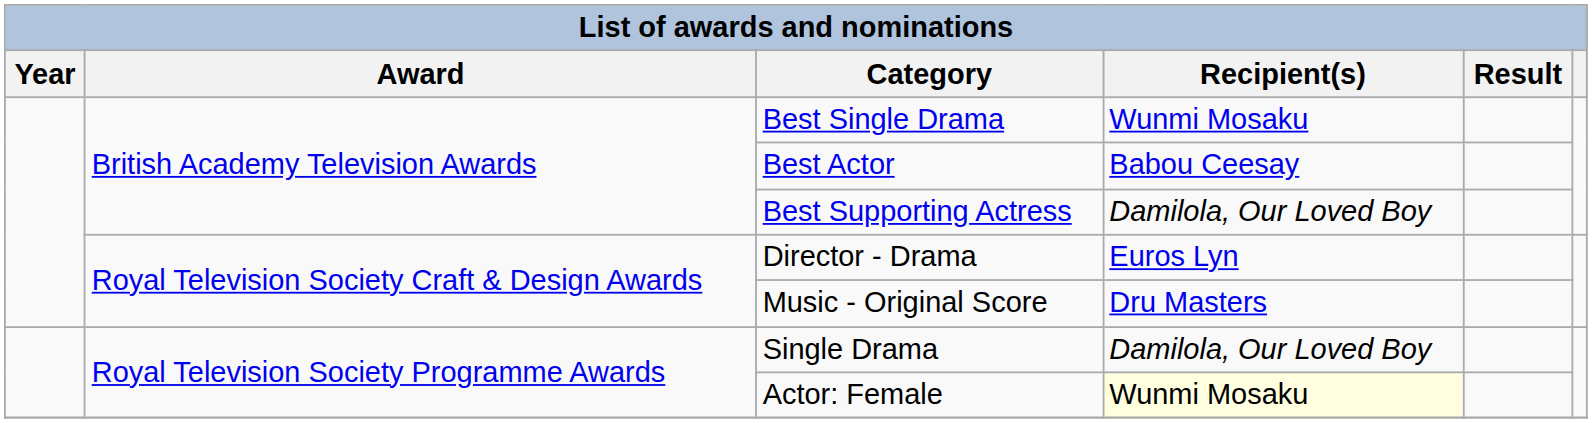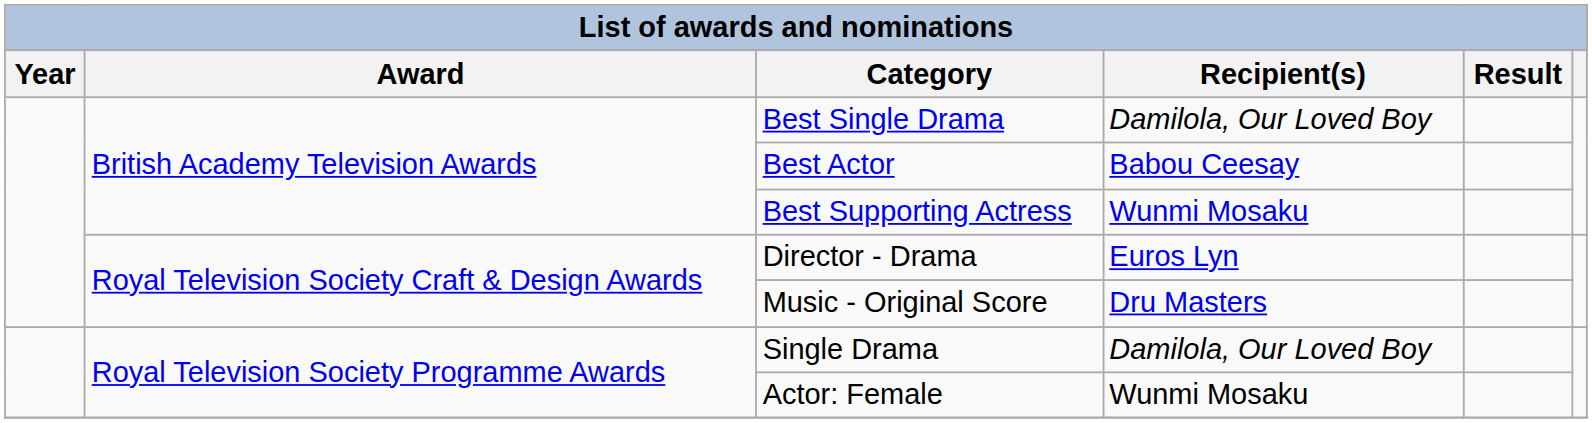(1209, 119) Wunmi Mosaku -> (1270, 119) Damilola, Our Loved Boy
(1270, 211) Damilola, Our Loved Boy -> (1209, 211) Wunmi Mosaku
(1209, 394) lightyellow background -> (1209, 394) no background
